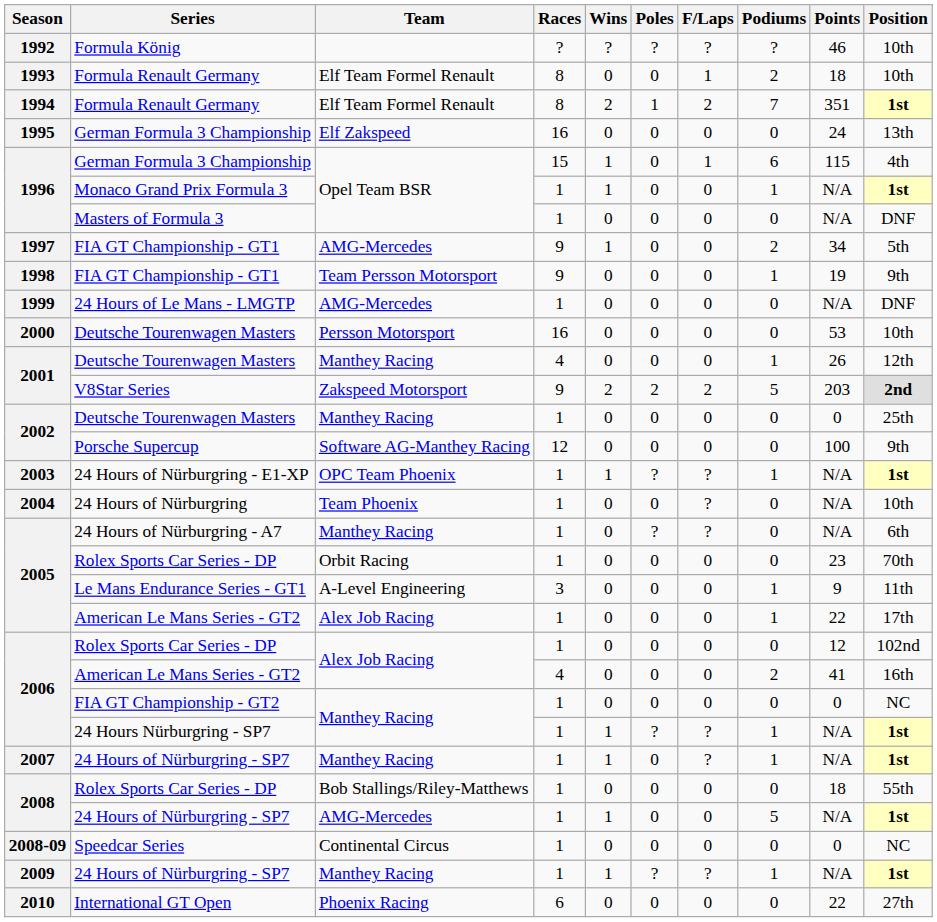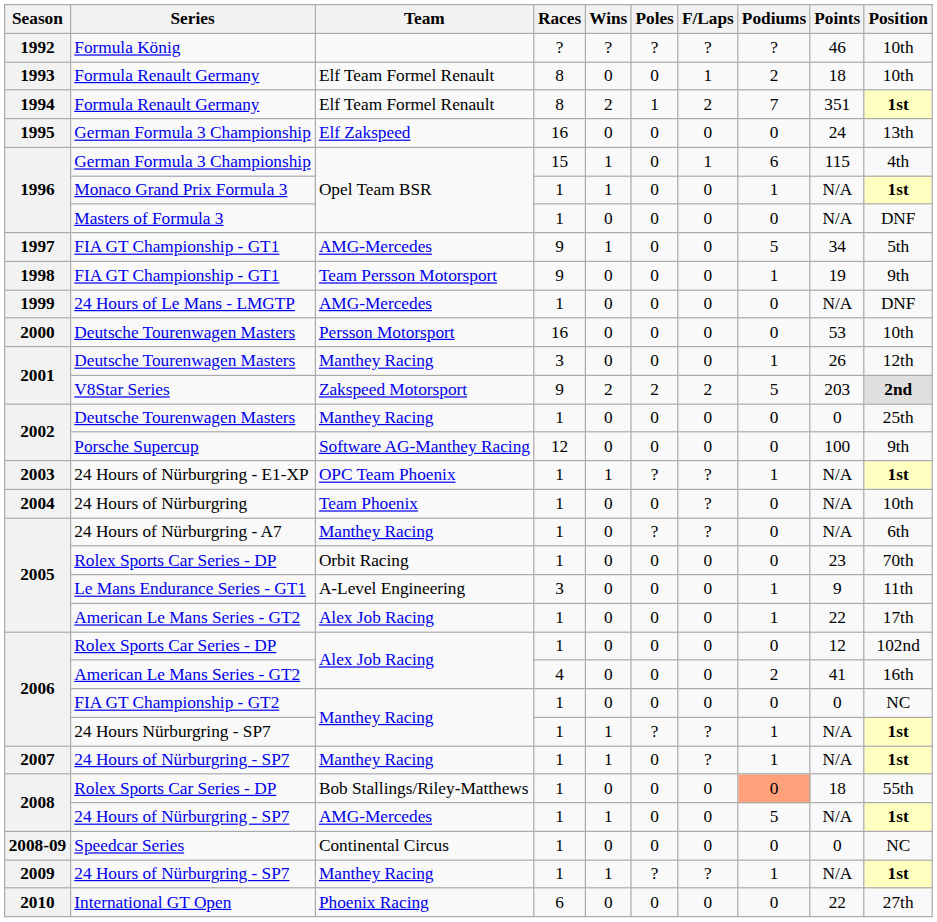(774, 247) 2 -> (774, 247) 5
(560, 361) 4 -> (560, 361) 3
(774, 788) no background -> (774, 788) lightsalmon background
